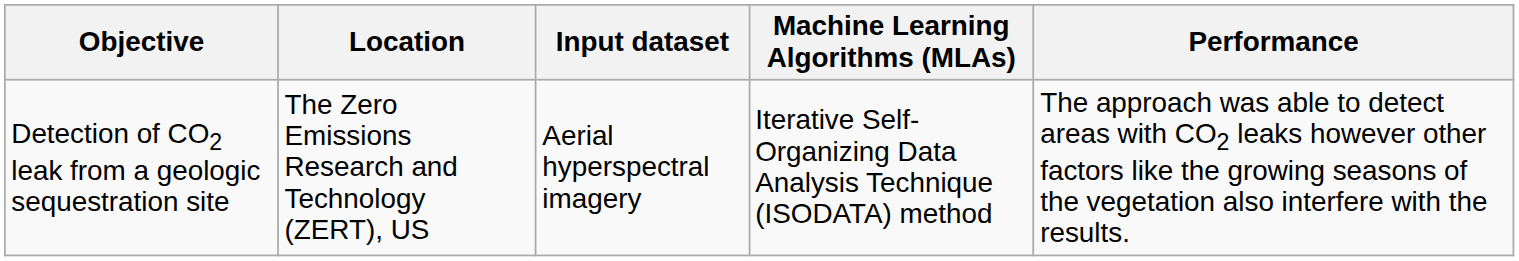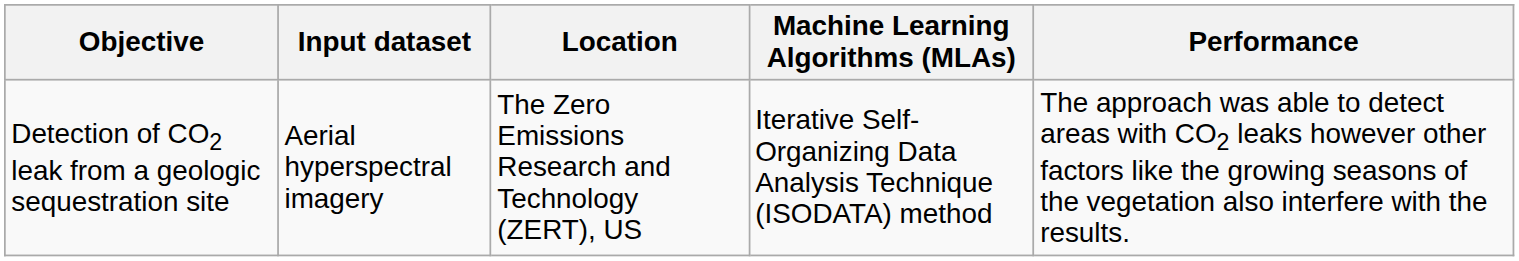columns swapped: (642, 42) <-> (407, 42)
